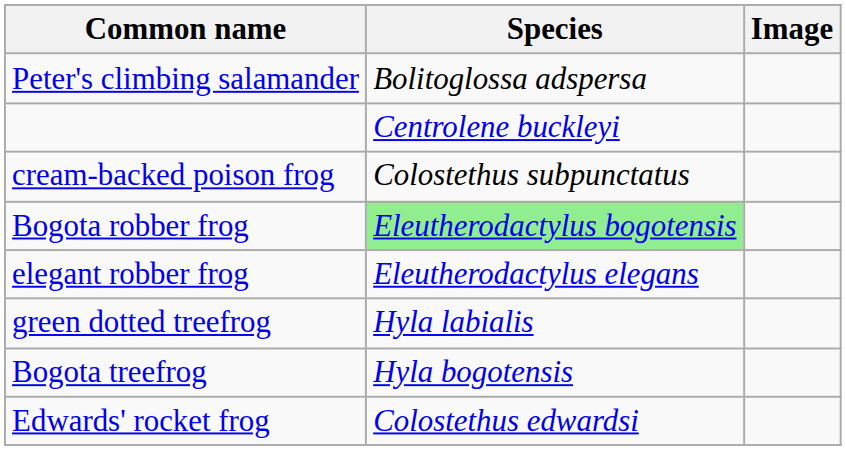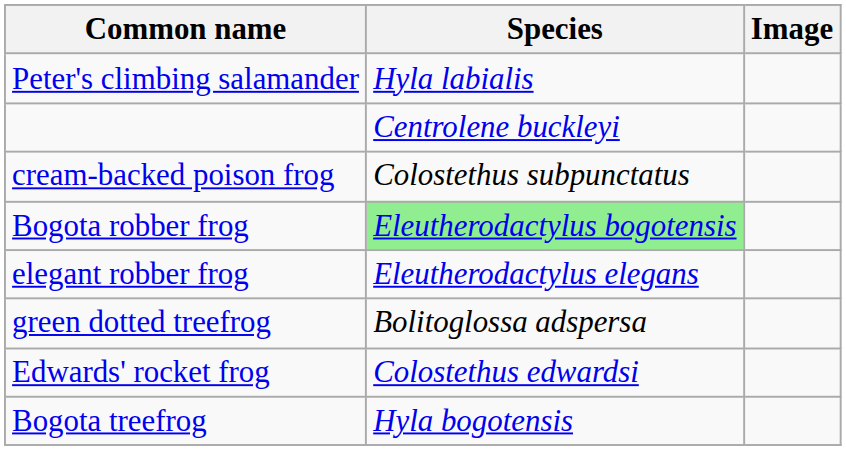(510, 77) Bolitoglossa adspersa -> (453, 77) Hyla labialis
(453, 322) Hyla labialis -> (510, 322) Bolitoglossa adspersa
rows swapped: (109, 371) <-> (141, 420)
